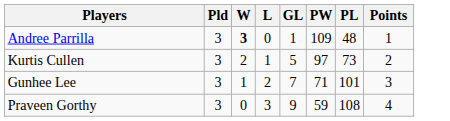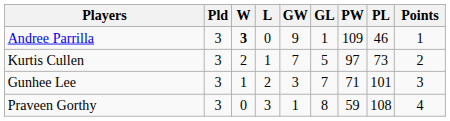+ column: (295, 15)
(349, 37) 48 -> (381, 37) 46
(293, 104) 9 -> (324, 104) 8
